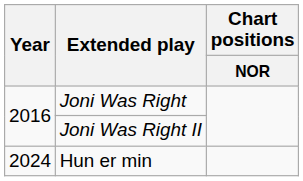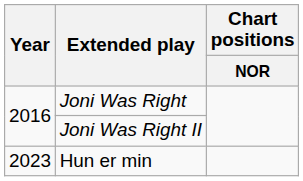(30, 160) 2024 -> (30, 160) 2023
